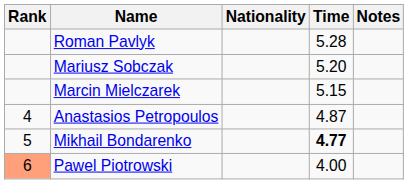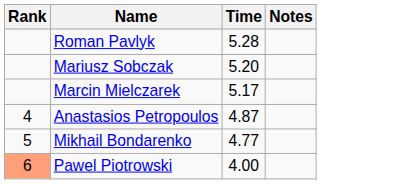- column: (266, 16)
(331, 91) 5.15 -> (244, 91) 5.17
(331, 141) bold -> (244, 141) normal
